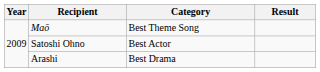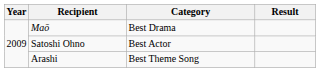(164, 28) Best Theme Song -> (152, 28) Best Drama
(152, 59) Best Drama -> (164, 59) Best Theme Song
